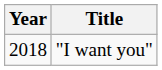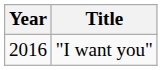(28, 49) 2018 -> (28, 49) 2016
